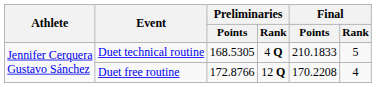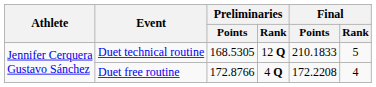(273, 53) 4 Q -> (273, 53) 12 Q
(273, 72) 12 Q -> (273, 72) 4 Q
(314, 72) 170.2208 -> (314, 72) 172.2208
